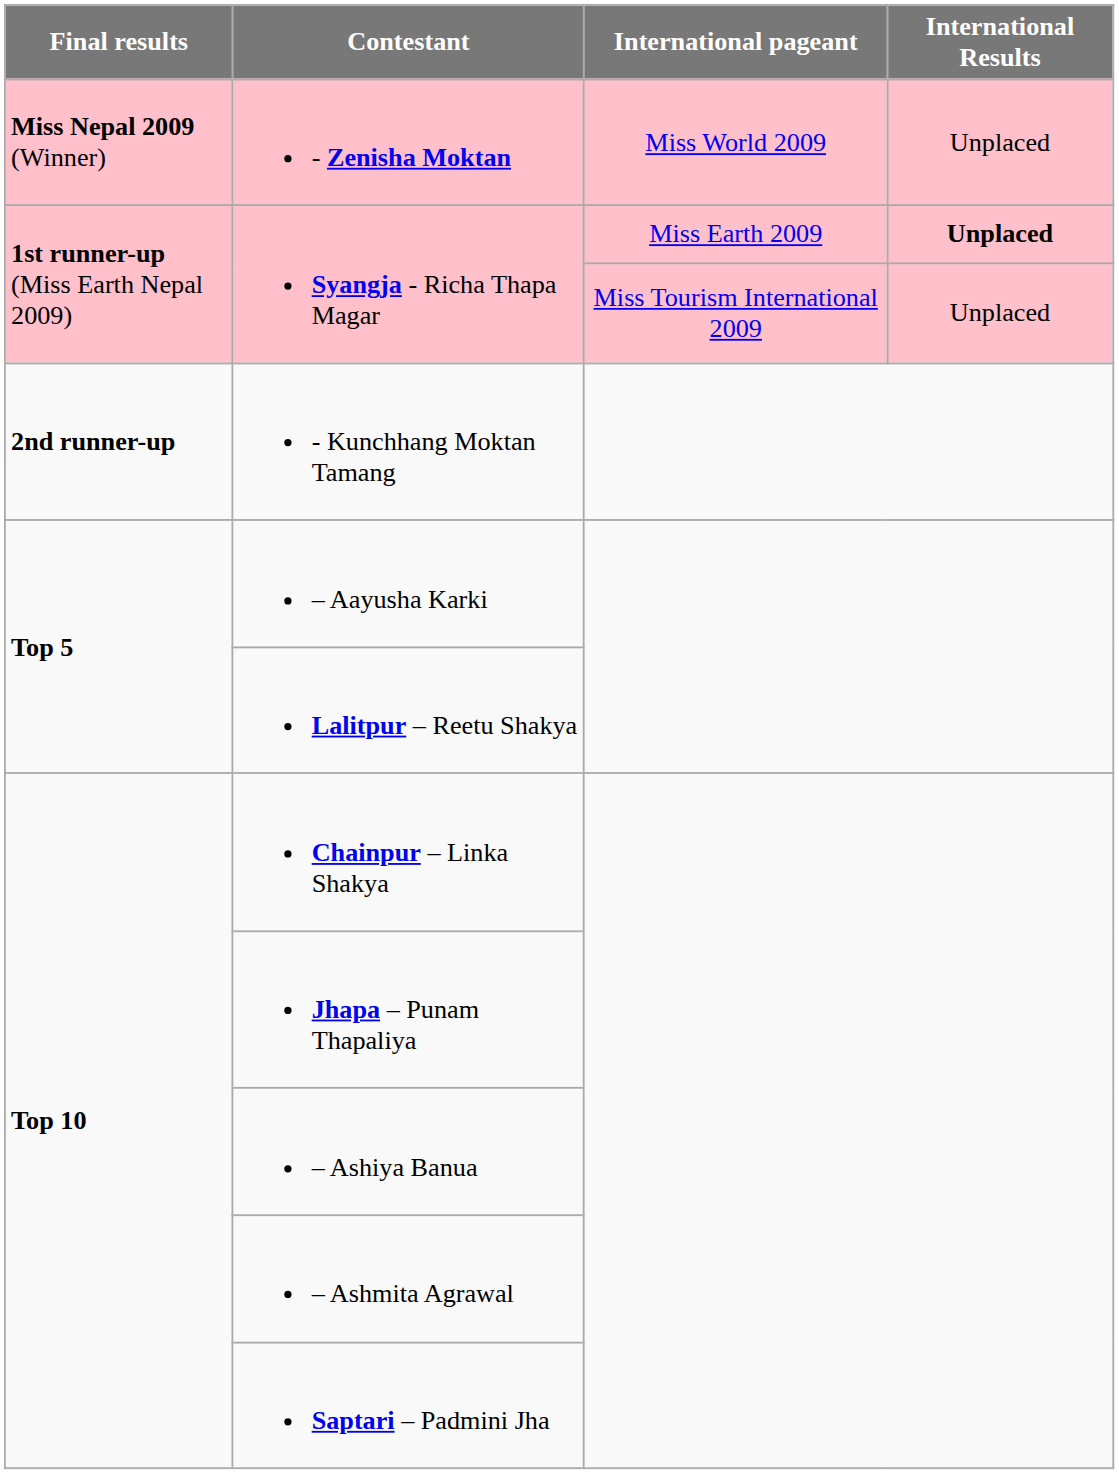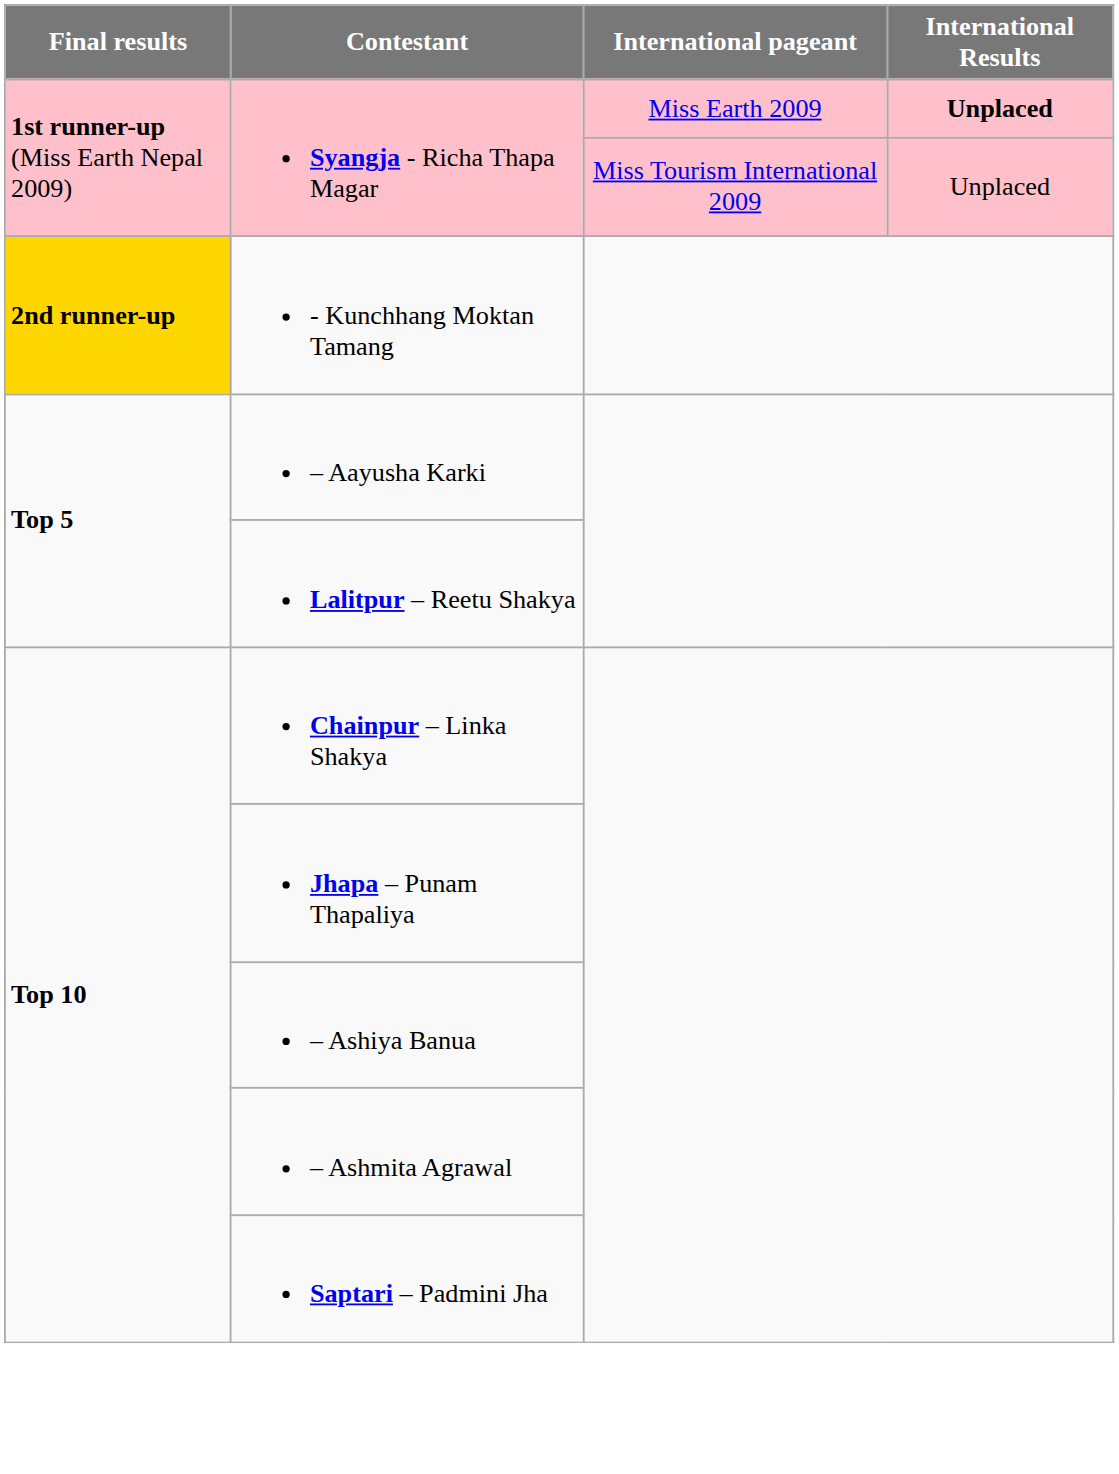- row: (408, 158)
(93, 441) no background -> (93, 315) gold background
